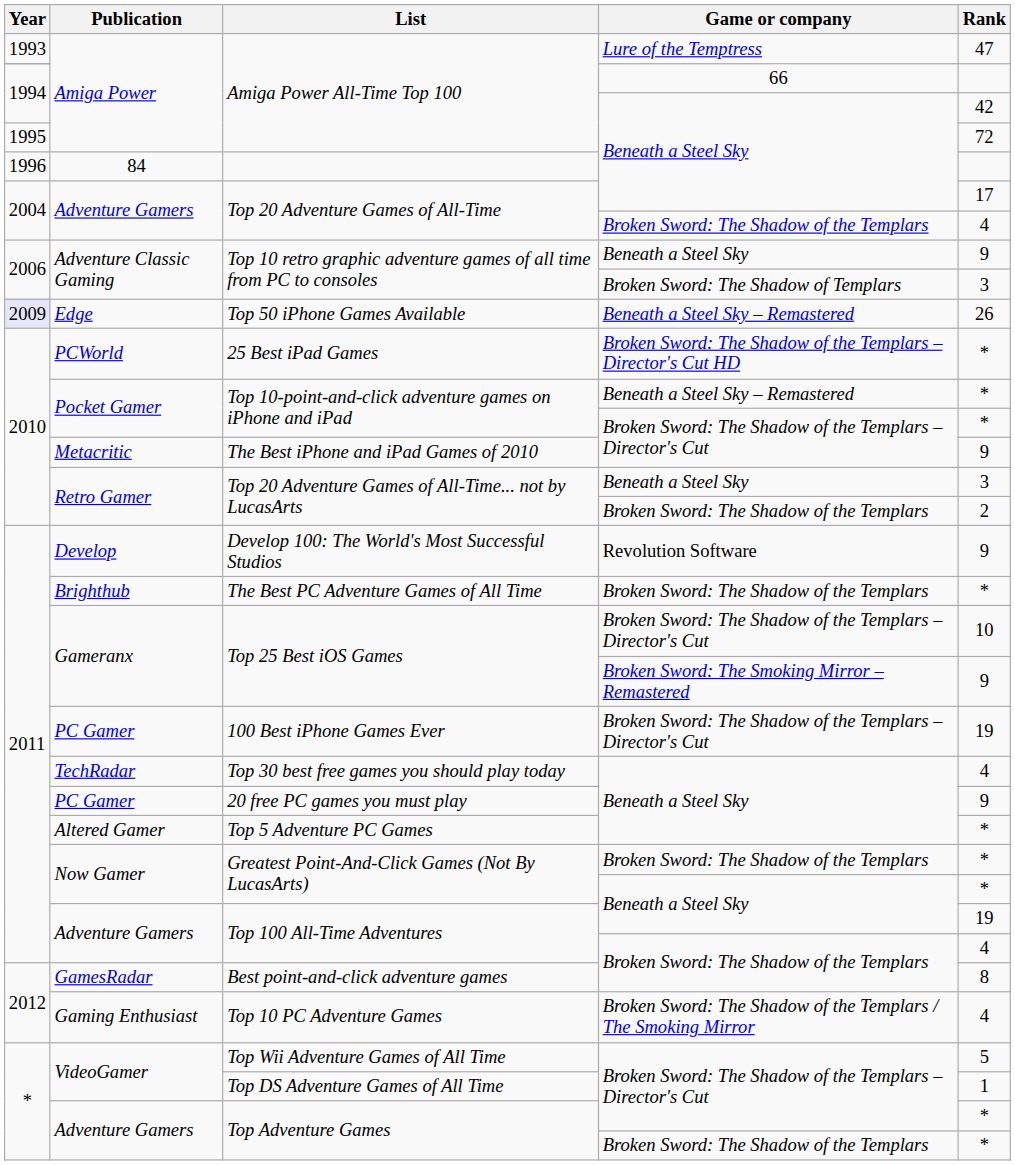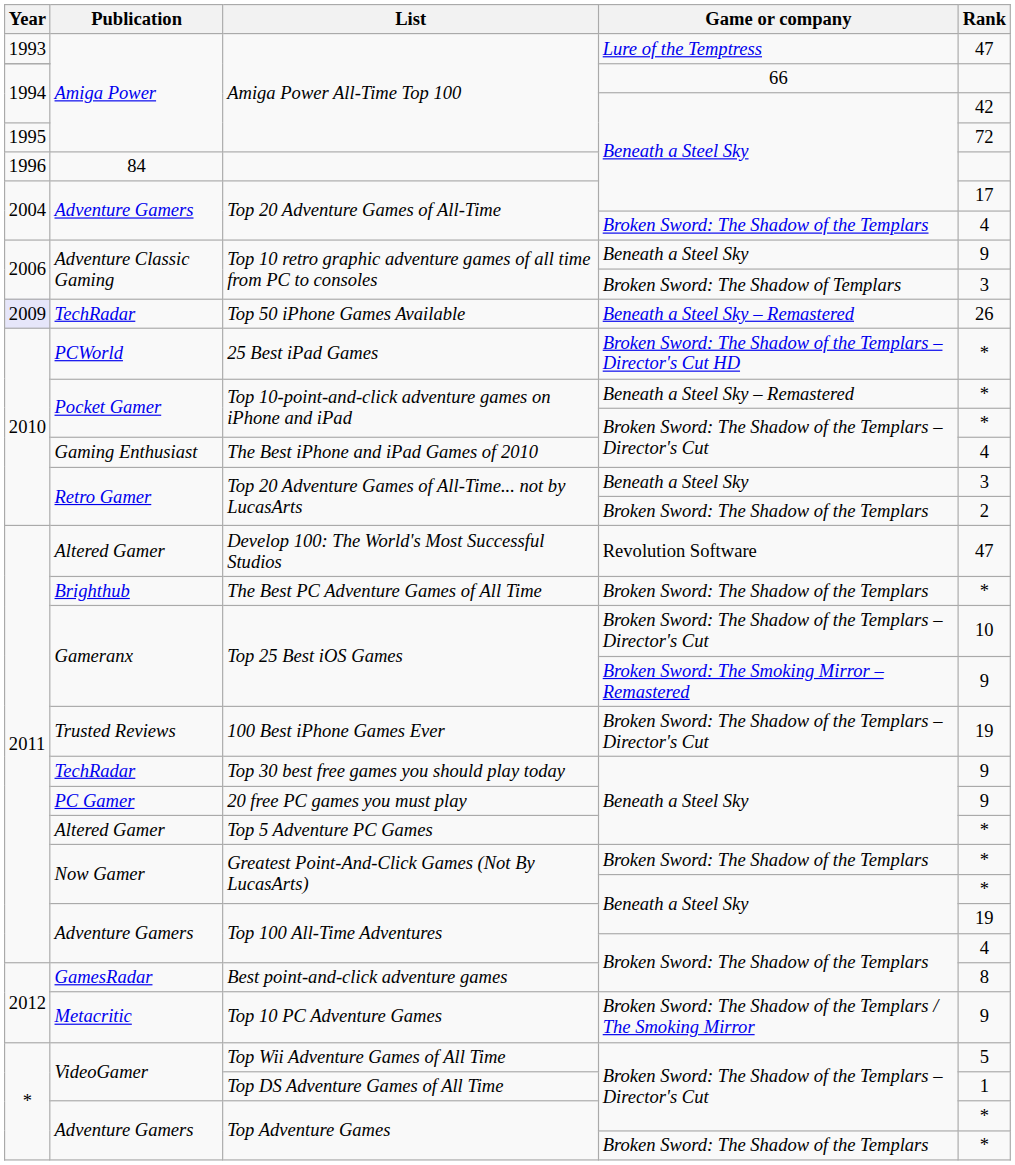(74, 313) Edge -> (95, 313) TechRadar
(93, 452) Metacritic -> (126, 452) Gaming Enthusiast
(984, 452) 9 -> (984, 452) 4
(85, 550) Develop -> (110, 550) Altered Gamer
(984, 550) 9 -> (984, 550) 47
(94, 731) PC Gamer -> (115, 731) Trusted Reviews
(984, 771) 4 -> (984, 771) 9
(126, 1017) Gaming Enthusiast -> (93, 1017) Metacritic
(984, 1017) 4 -> (984, 1017) 9
